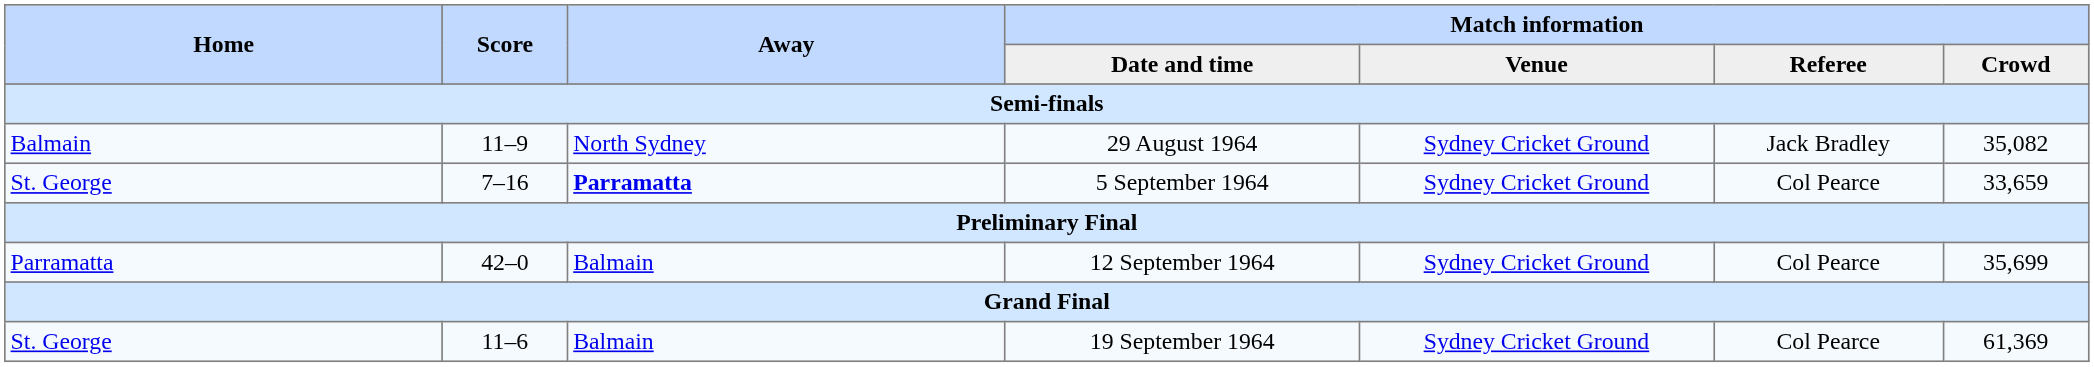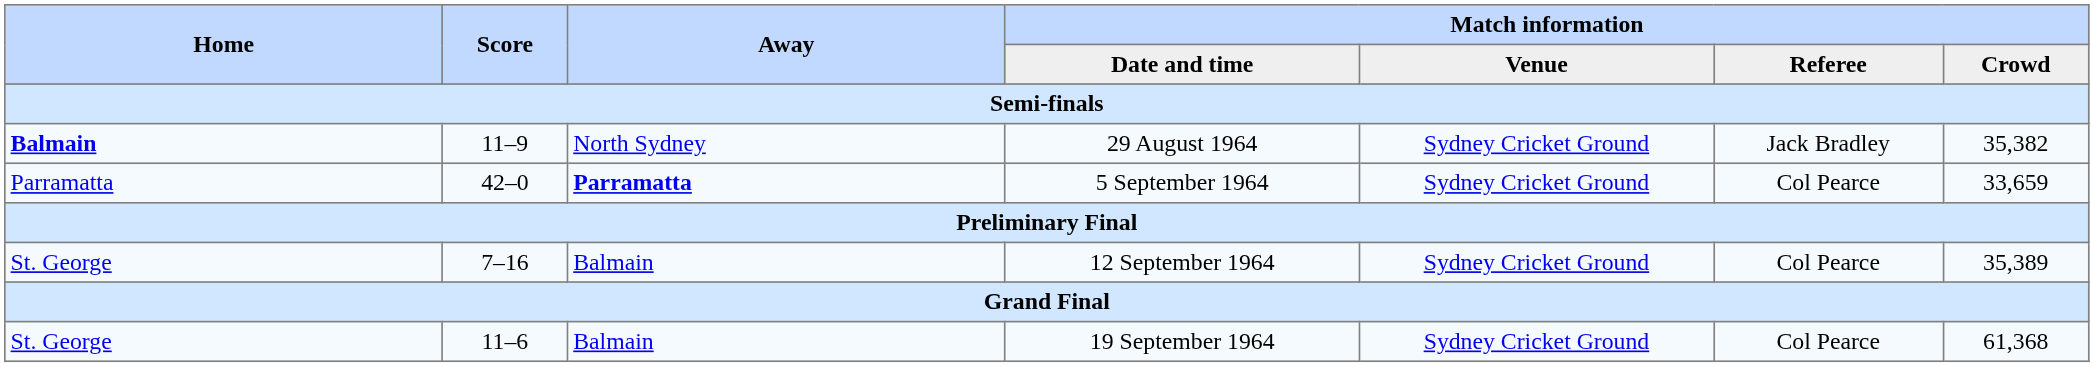(51, 143) normal -> (53, 143) bold
(2016, 143) 35,082 -> (2016, 143) 35,382
(61, 182) St. George -> (62, 182) Parramatta
(505, 182) 7–16 -> (505, 182) 42–0
(62, 261) Parramatta -> (61, 261) St. George
(505, 261) 42–0 -> (505, 261) 7–16
(2016, 261) 35,699 -> (2016, 261) 35,389
(2016, 341) 61,369 -> (2016, 341) 61,368
